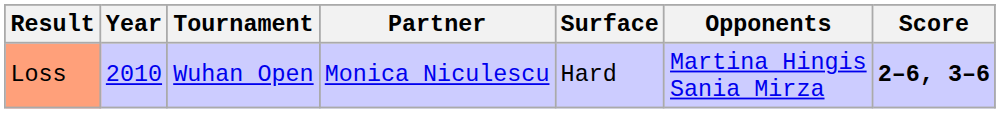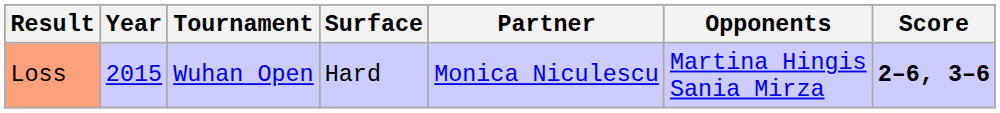columns swapped: (610, 24) <-> (437, 24)
(134, 76) 2010 -> (134, 76) 2015
